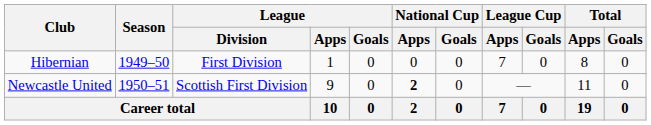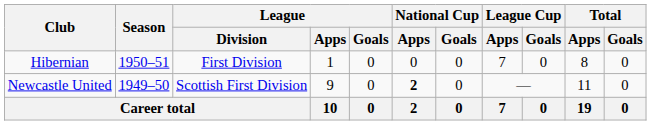(144, 62) 1949–50 -> (144, 62) 1950–51
(144, 85) 1950–51 -> (144, 85) 1949–50
